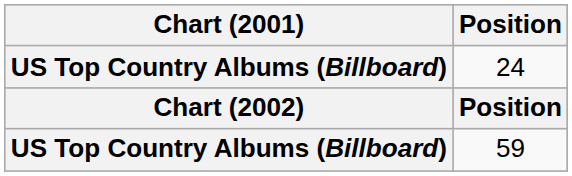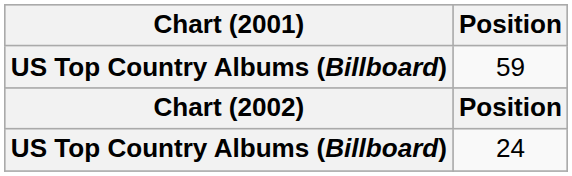rows swapped: (510, 149) <-> (510, 66)
